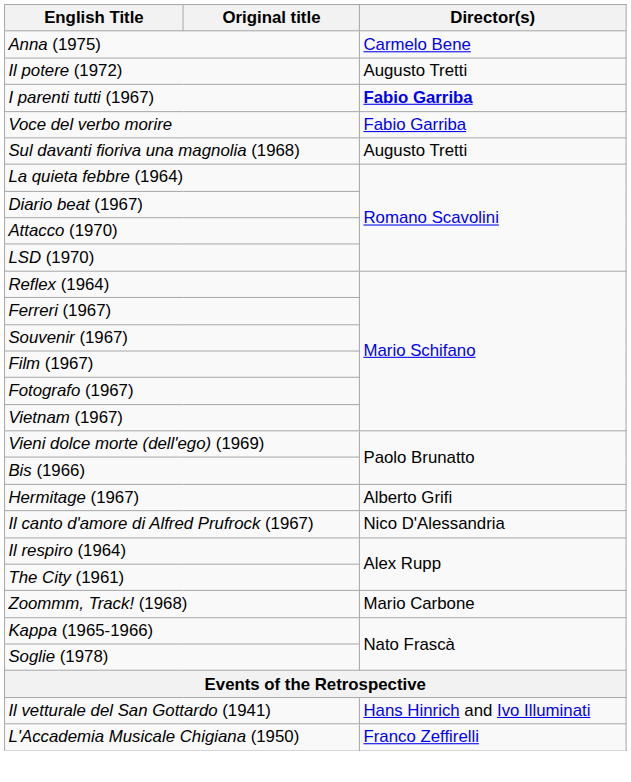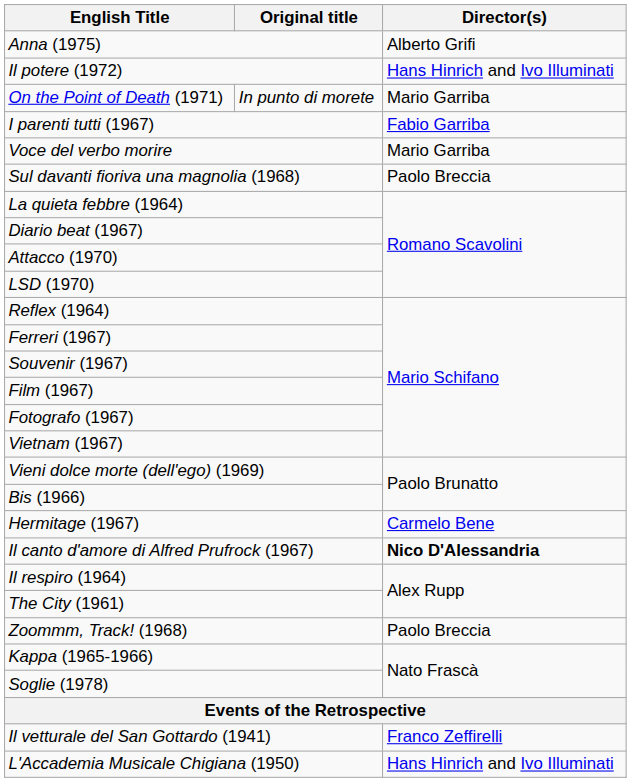(417, 44) Carmelo Bene -> (431, 44) Alberto Grifi
(415, 71) Augusto Tretti -> (500, 71) Hans Hinrich and Ivo Illuminati
+ row: (116, 97)
(418, 97) bold -> (438, 124) normal
(415, 124) Fabio Garriba -> (438, 151) Mario Garriba
(415, 151) Augusto Tretti -> (439, 177) Paolo Breccia
(408, 497) Alberto Grifi -> (441, 524) Carmelo Bene
(434, 524) normal -> (463, 550) bold
(419, 603) Mario Carbone -> (439, 630) Paolo Breccia
(477, 710) Hans Hinrich and Ivo Illuminati -> (445, 737) Franco Zeffirelli
(421, 737) Franco Zeffirelli -> (500, 763) Hans Hinrich and Ivo Illuminati
